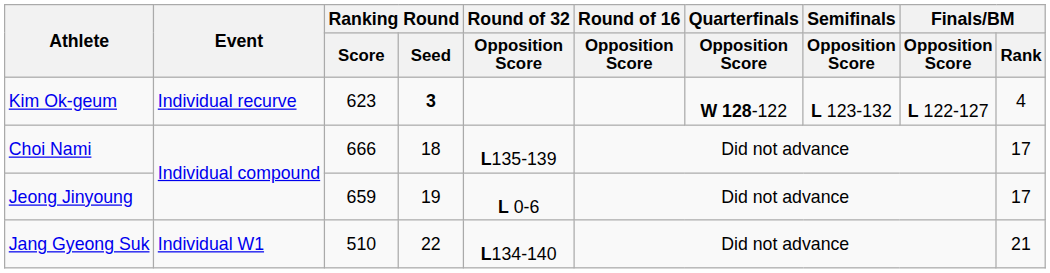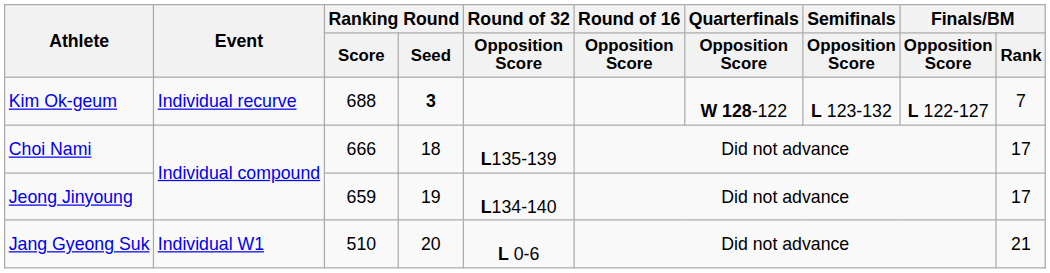(361, 102) 623 -> (361, 102) 688
(1021, 102) 4 -> (1021, 102) 7
(519, 207) L 0-6 -> (519, 207) L134-140
(431, 245) 22 -> (431, 245) 20
(519, 255) L134-140 -> (519, 255) L 0-6
